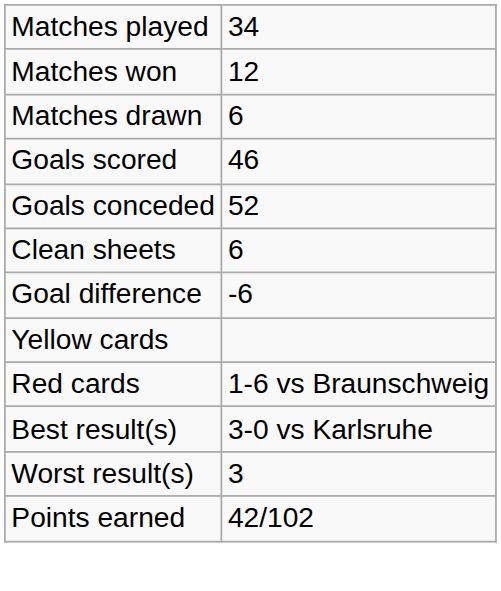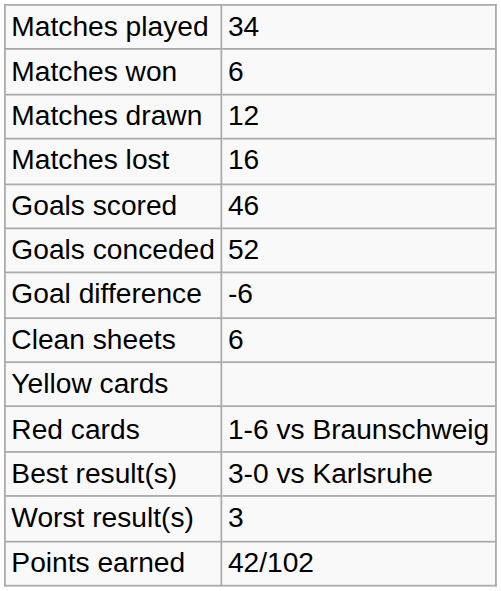(244, 71) 12 -> (236, 71) 6
(236, 116) 6 -> (244, 116) 12
+ row: (90, 160)
rows swapped: (107, 294) <-> (94, 250)
